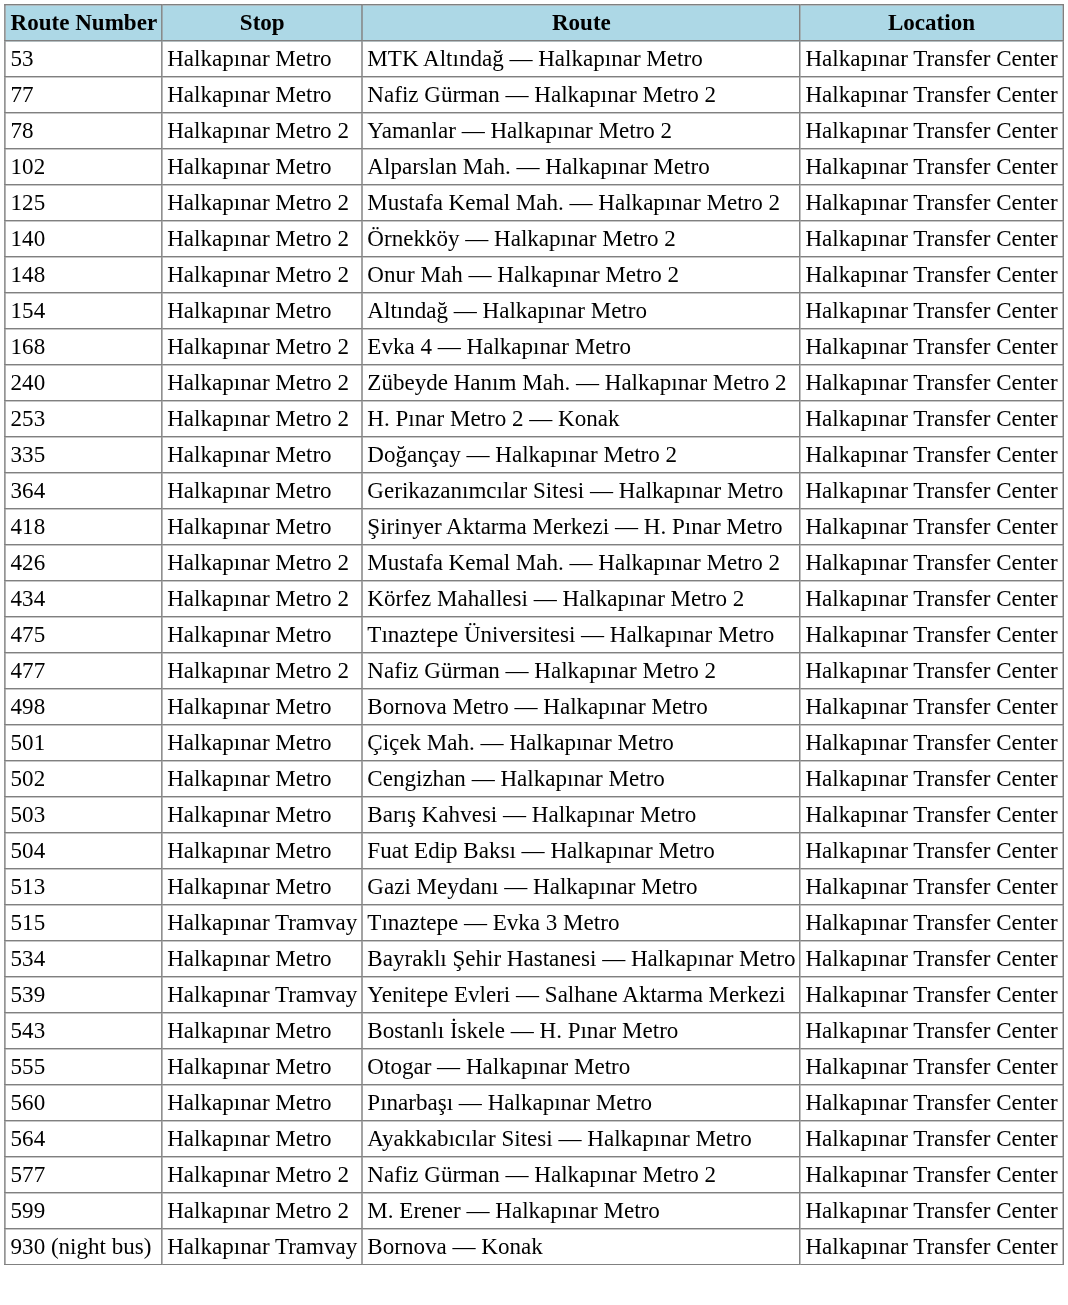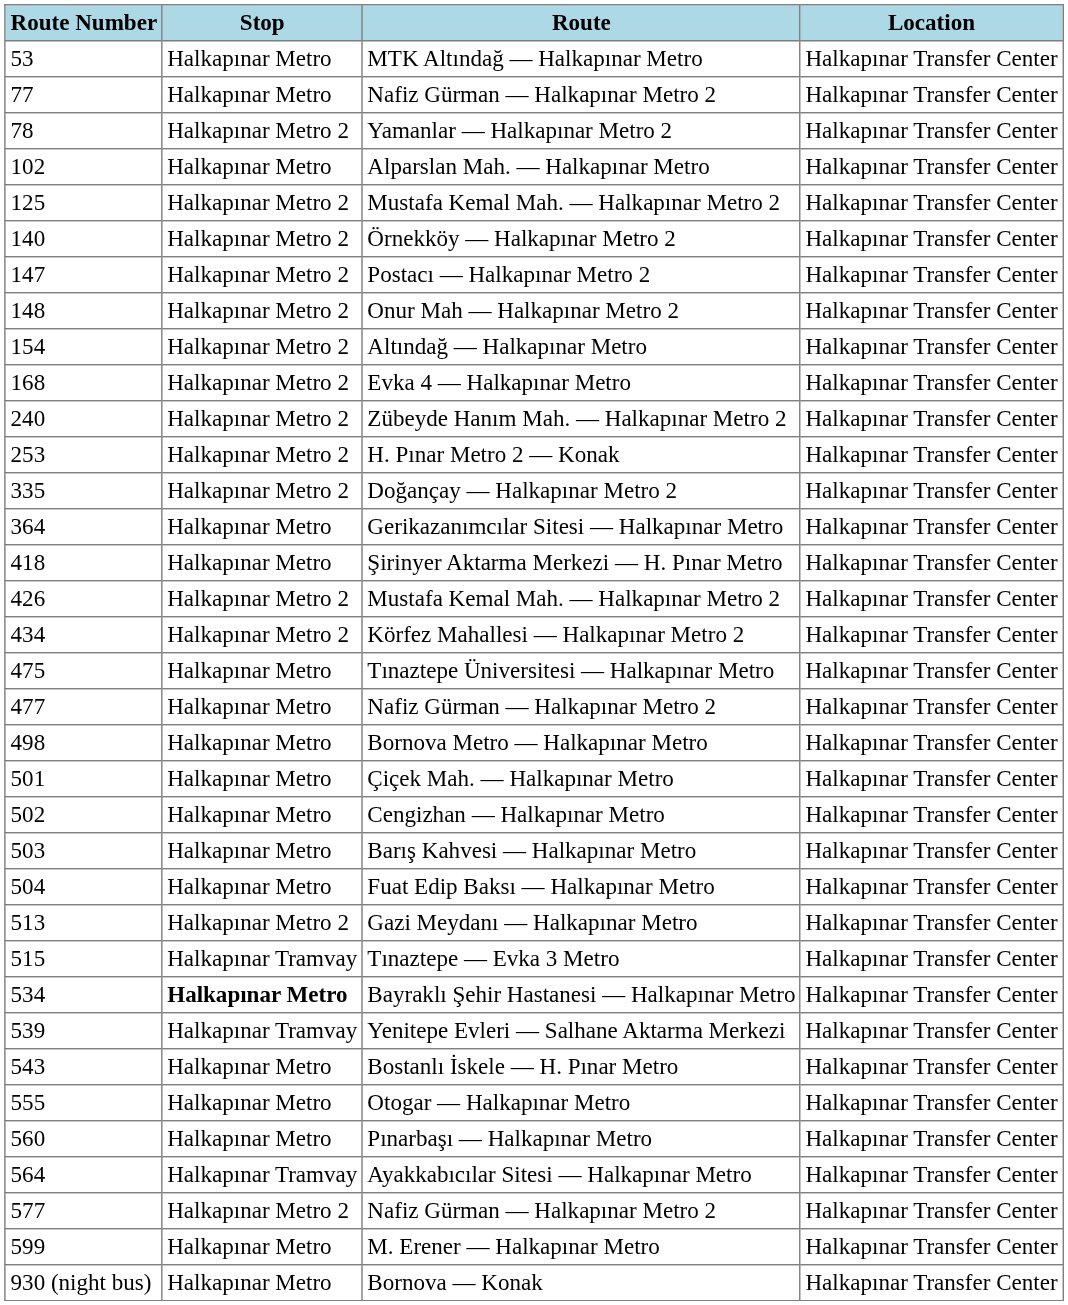+ row: (28, 274)
(249, 310) Halkapınar Metro -> (258, 346) Halkapınar Metro 2
(249, 454) Halkapınar Metro -> (258, 490) Halkapınar Metro 2
(258, 670) Halkapınar Metro 2 -> (249, 706) Halkapınar Metro
(249, 886) Halkapınar Metro -> (258, 922) Halkapınar Metro 2
(249, 958) normal -> (257, 994) bold
(249, 1138) Halkapınar Metro -> (262, 1174) Halkapınar Tramvay
(258, 1210) Halkapınar Metro 2 -> (249, 1246) Halkapınar Metro
(262, 1246) Halkapınar Tramvay -> (249, 1282) Halkapınar Metro
